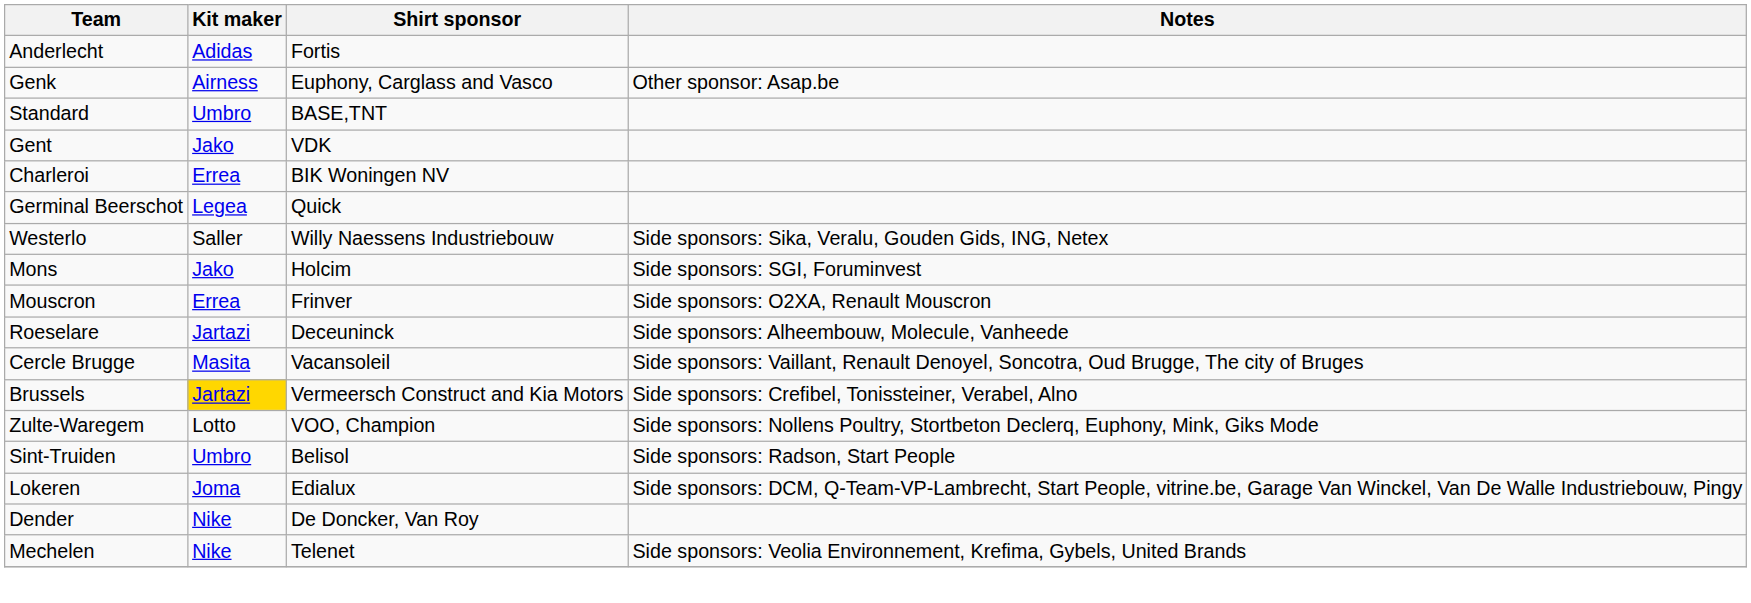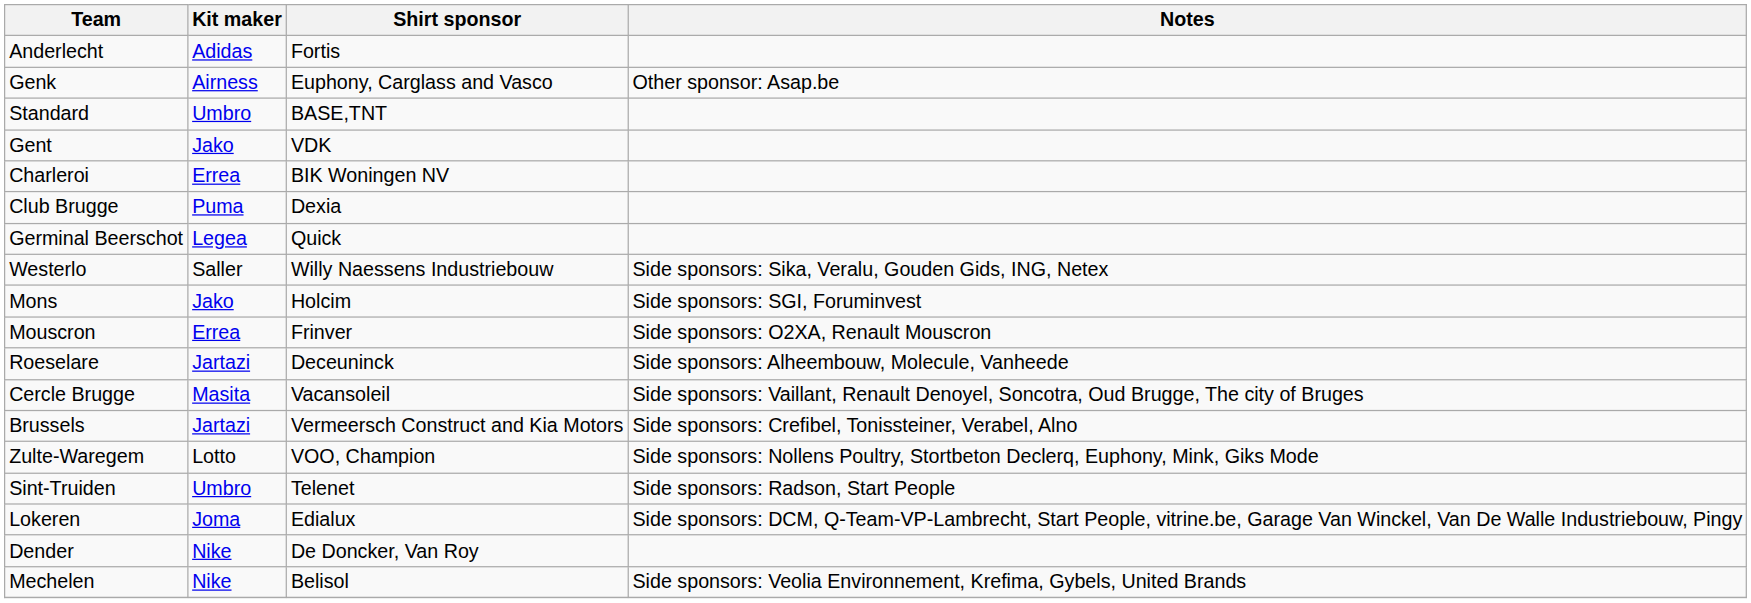+ row: (64, 207)
(221, 394) gold background -> (221, 425) no background
(320, 457) Belisol -> (323, 488) Telenet
(323, 550) Telenet -> (320, 581) Belisol
